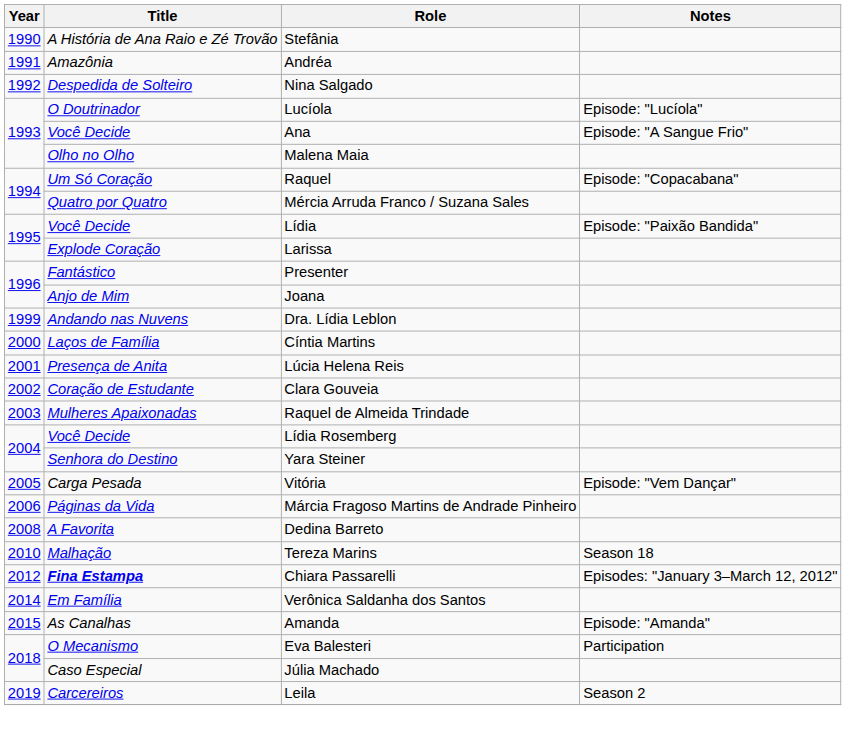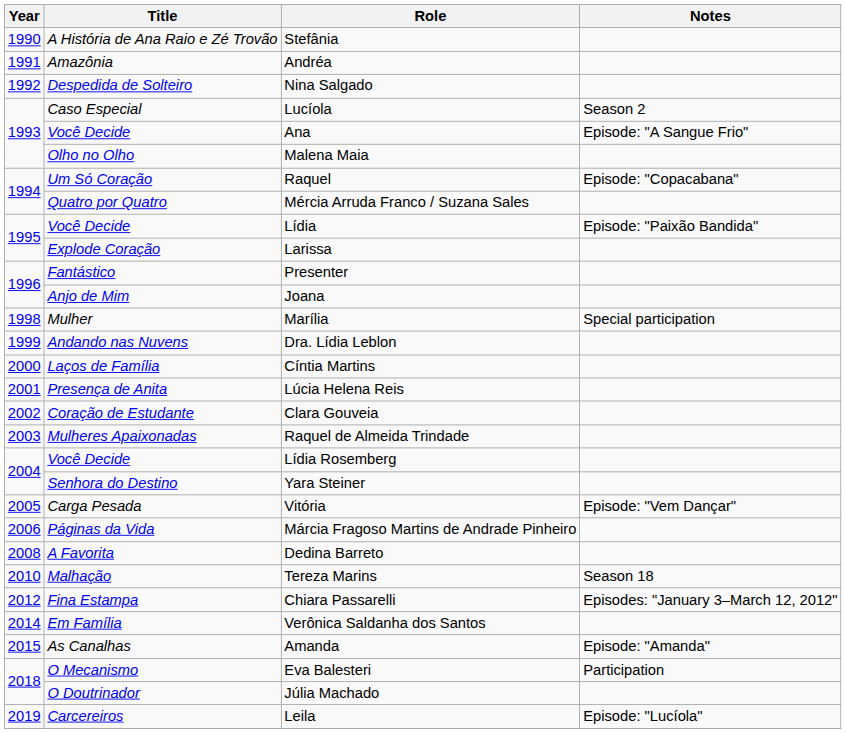(94, 109) O Doutrinador -> (94, 109) Caso Especial
(643, 109) Episode: "Lucíola" -> (614, 109) Season 2
+ row: (306, 319)
(95, 576) bold -> (93, 599) normal
(94, 669) Caso Especial -> (94, 693) O Doutrinador
(614, 693) Season 2 -> (643, 716) Episode: "Lucíola"
